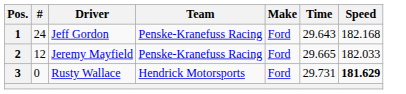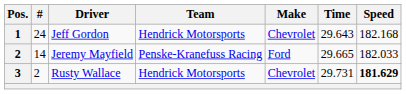(200, 34) Penske-Kranefuss Racing -> (192, 34) Hendrick Motorsports
(279, 34) Ford -> (291, 34) Chevrolet
(40, 54) 12 -> (40, 54) 14
(37, 73) 0 -> (37, 73) 2
(279, 73) Ford -> (291, 73) Chevrolet
